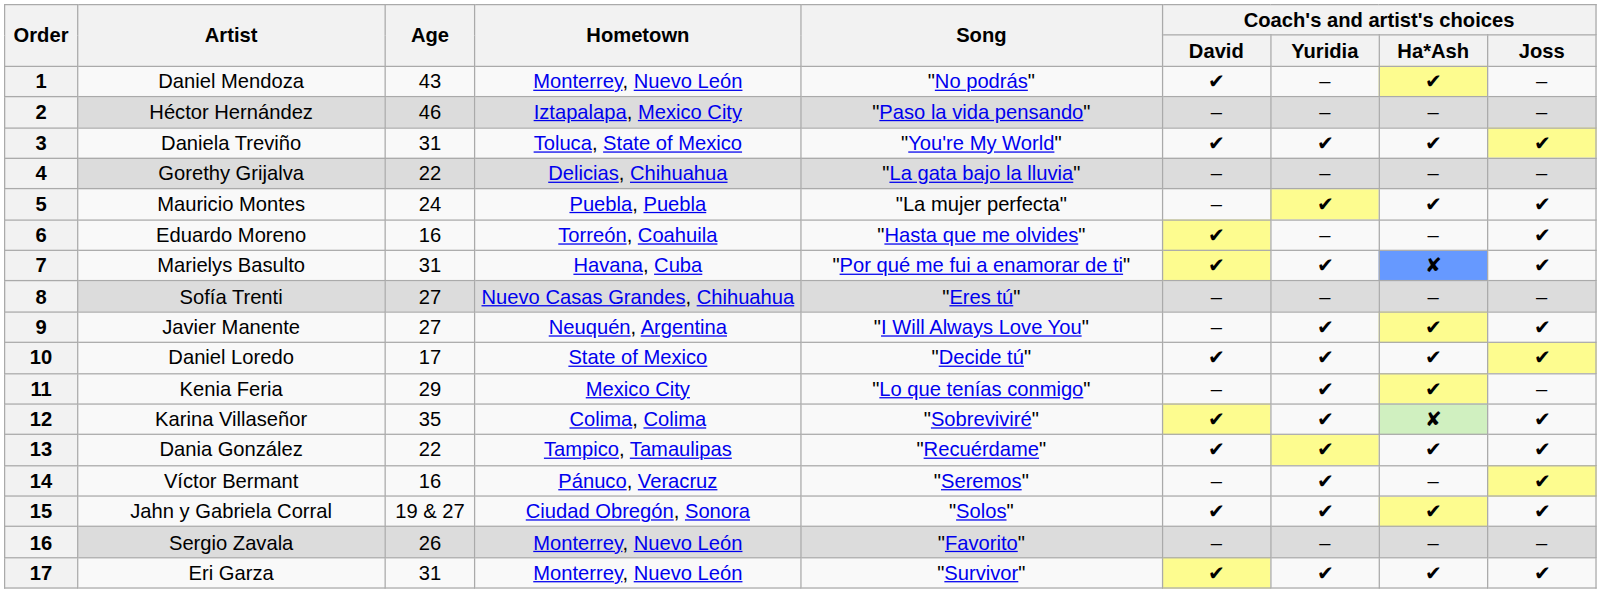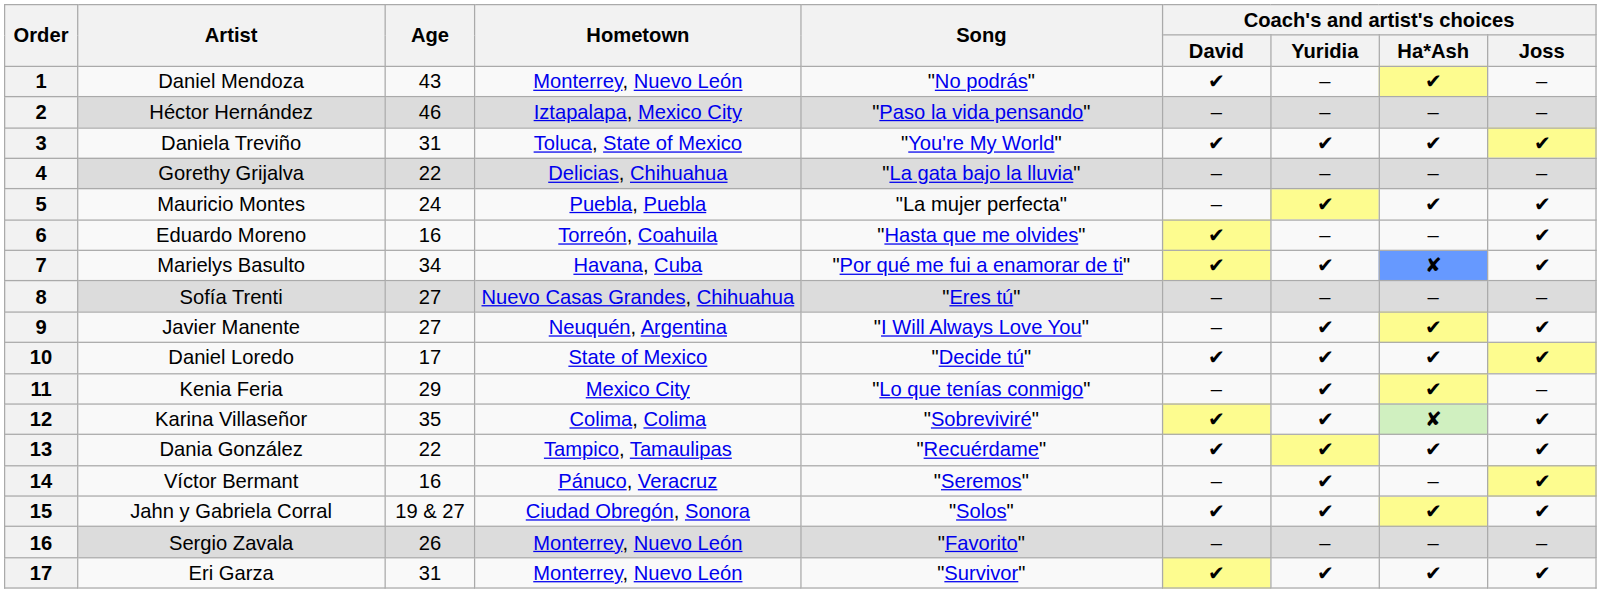(430, 266) 31 -> (430, 266) 34
